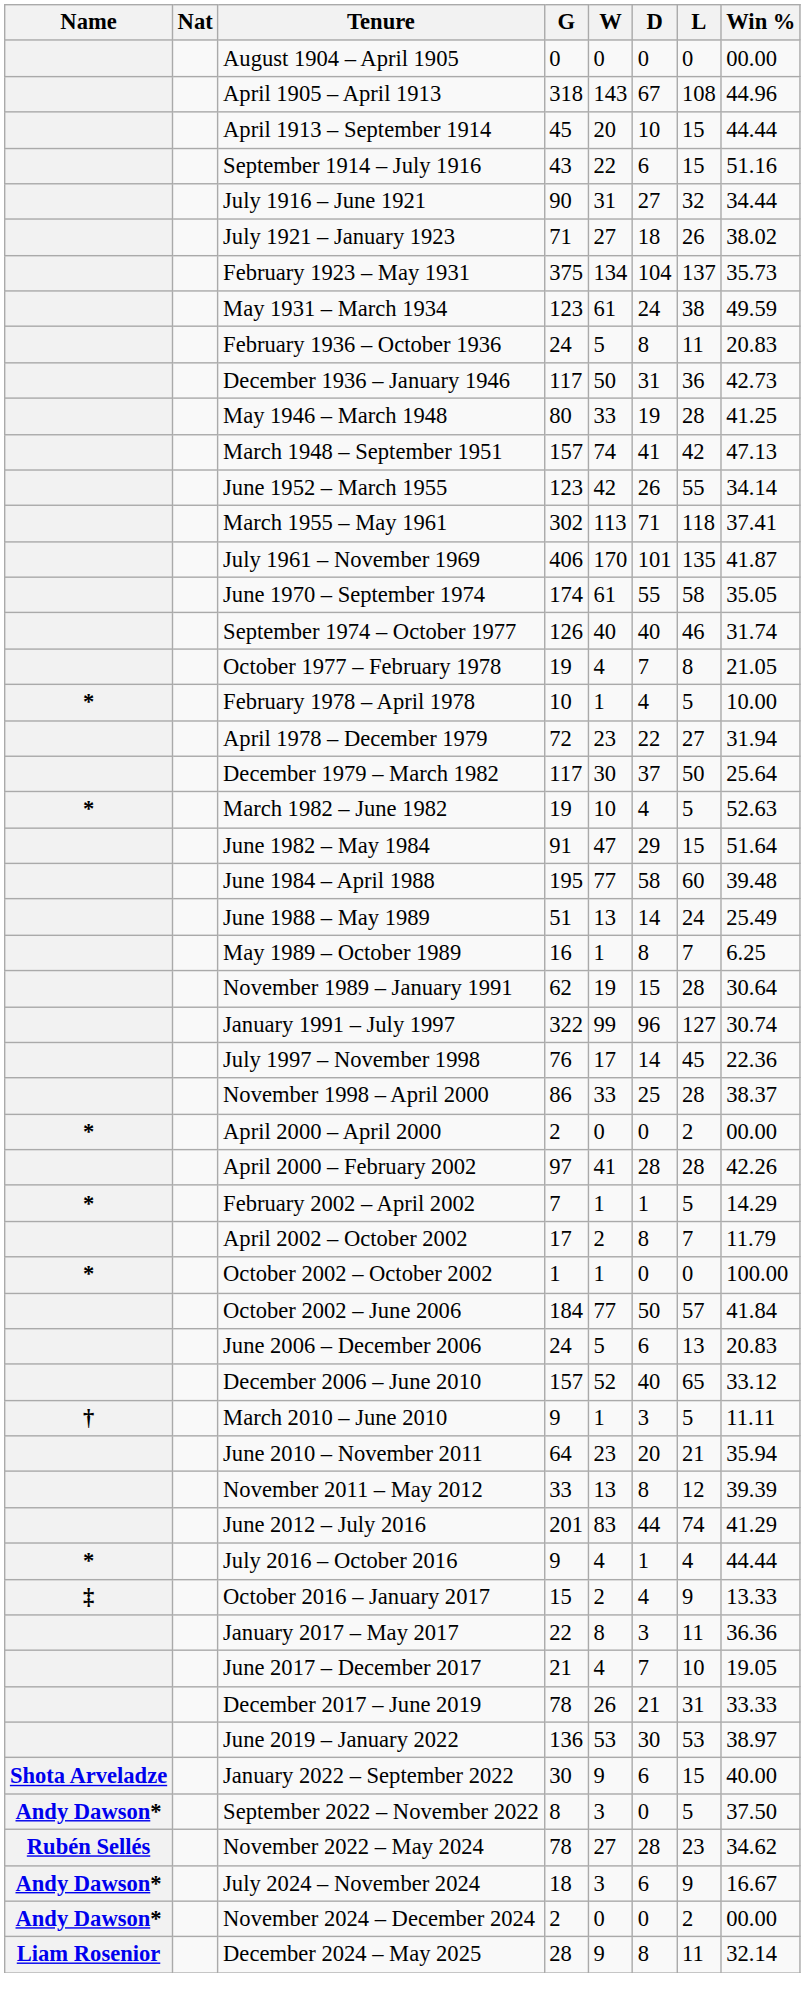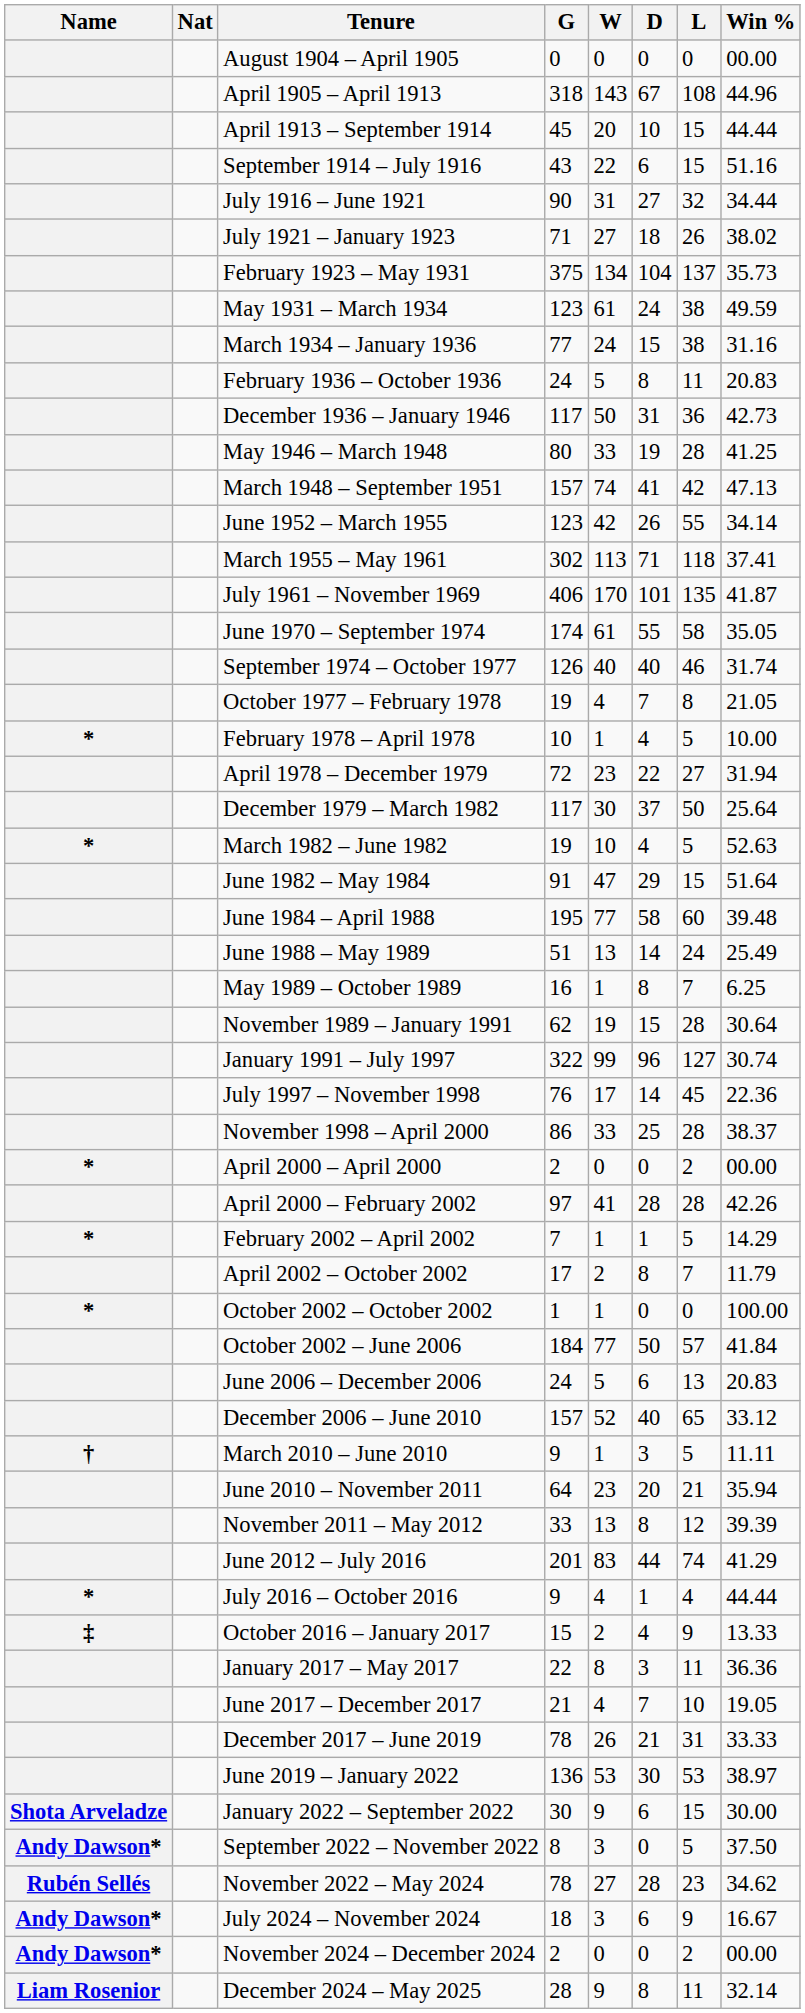+ row: (350, 344)
(752, 1775) 40.00 -> (752, 1811) 30.00
